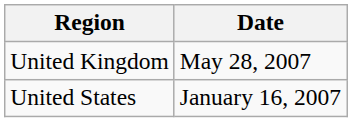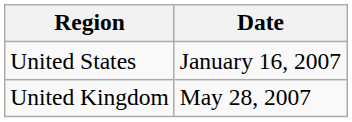rows swapped: (73, 97) <-> (90, 60)
